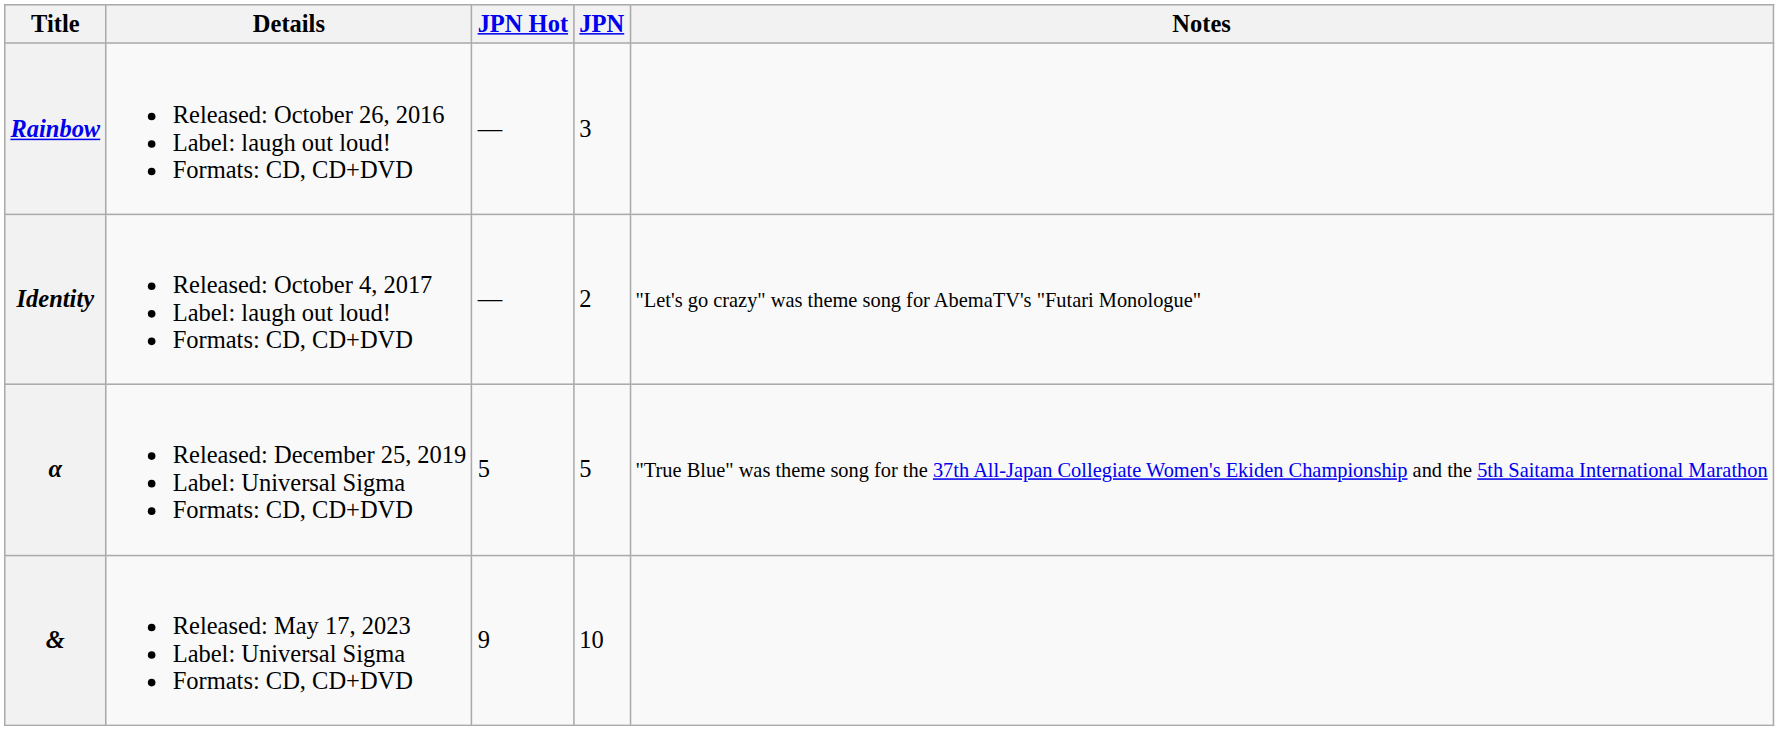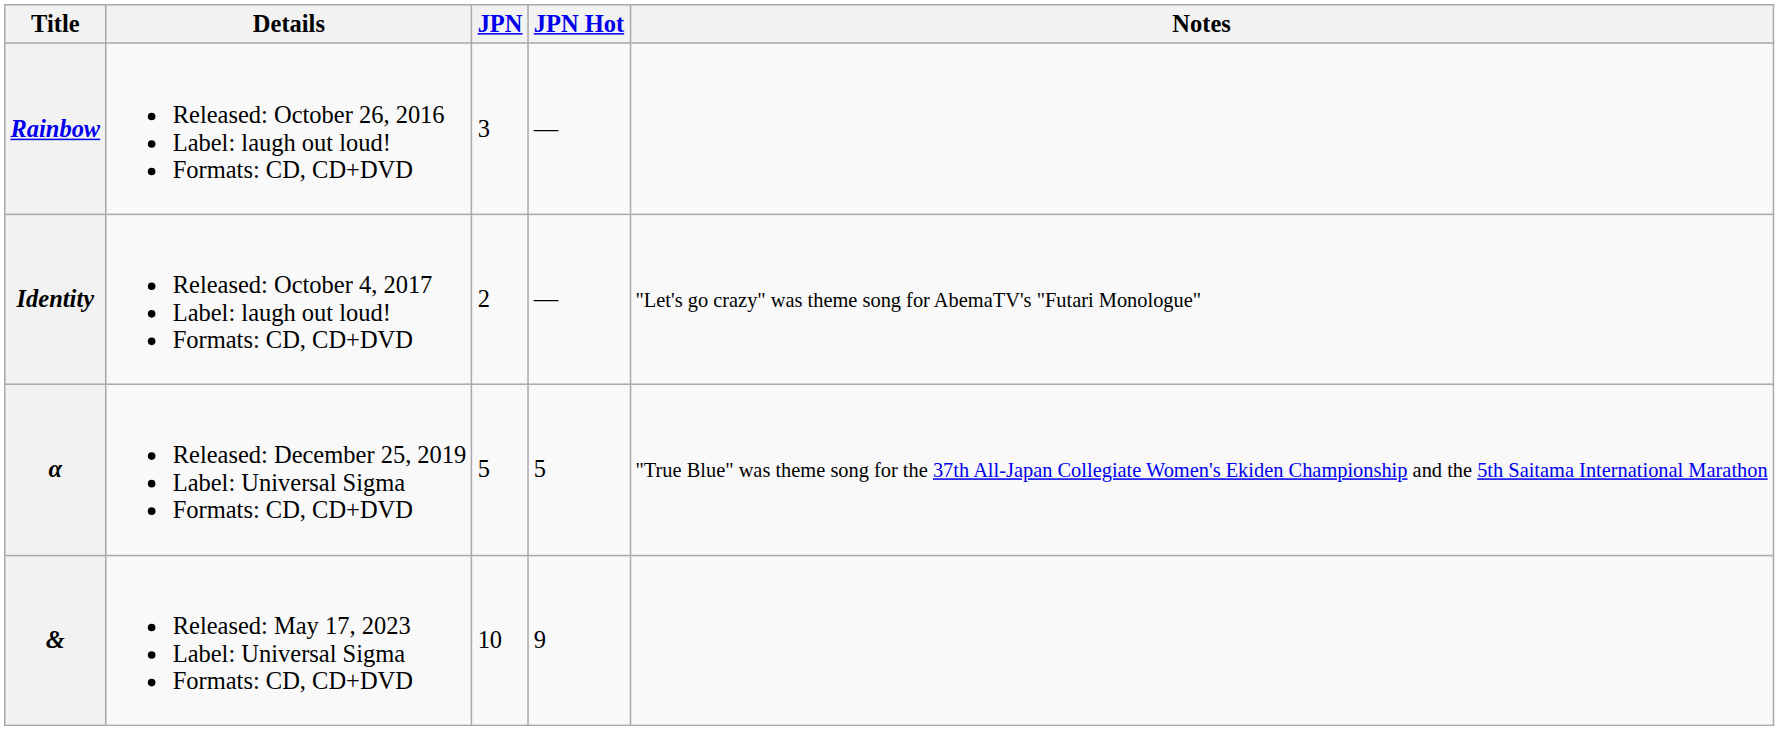columns swapped: (602, 23) <-> (523, 23)
